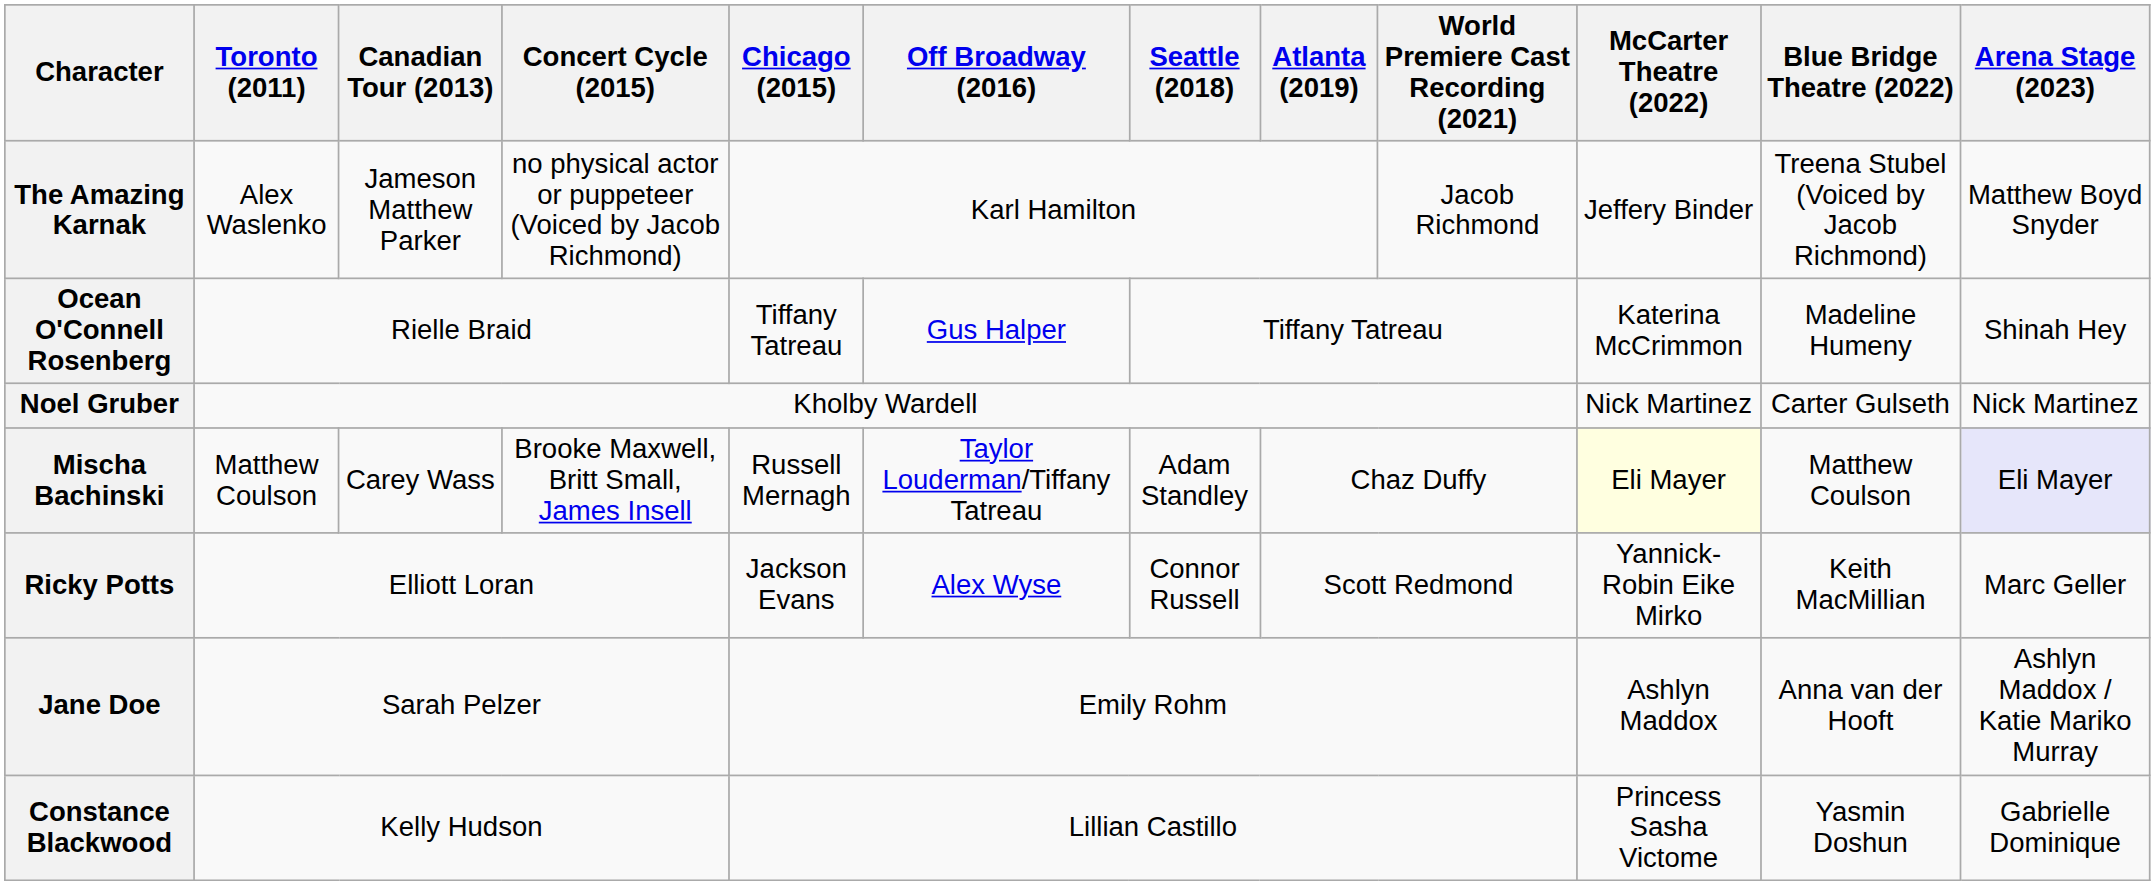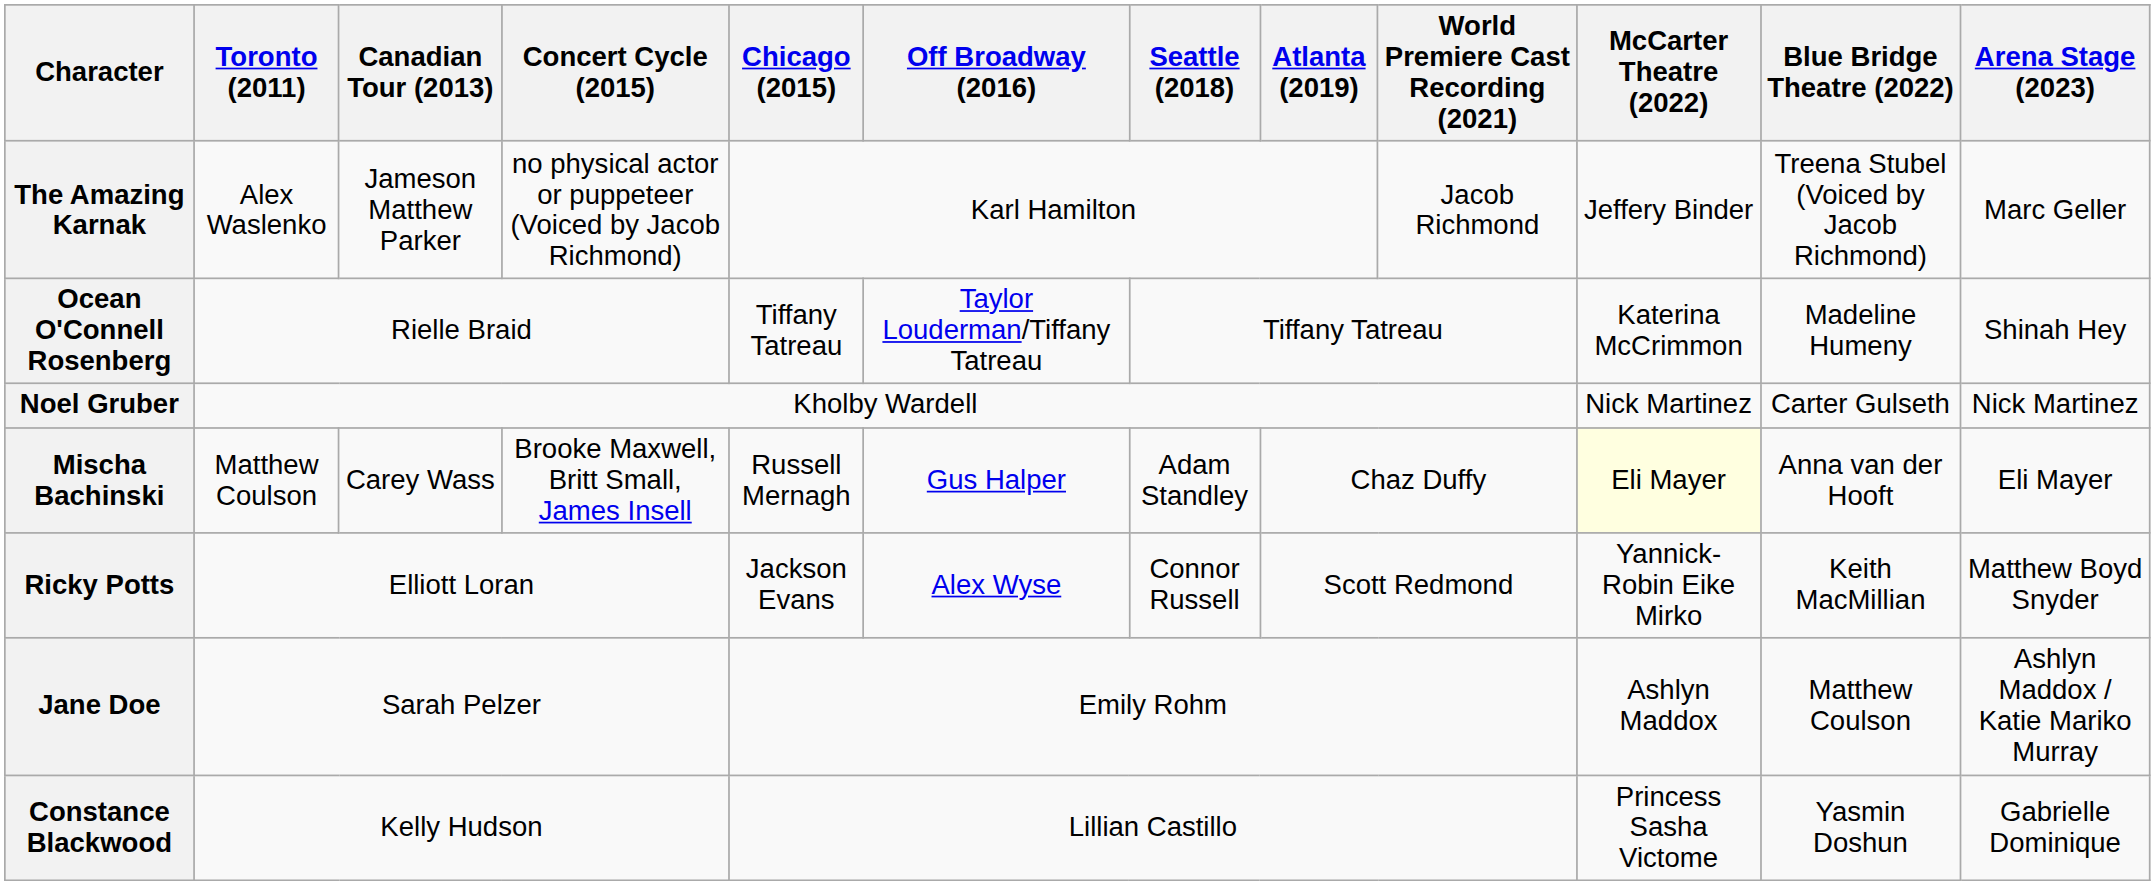(2055, 209) Matthew Boyd Snyder -> (2055, 209) Marc Geller
(996, 330) Gus Halper -> (996, 330) Taylor Louderman/Tiffany Tatreau
(996, 479) Taylor Louderman/Tiffany Tatreau -> (996, 479) Gus Halper
(1860, 479) Matthew Coulson -> (1860, 479) Anna van der Hooft
(2055, 479) lavender background -> (2055, 479) no background
(2055, 585) Marc Geller -> (2055, 585) Matthew Boyd Snyder
(1860, 706) Anna van der Hooft -> (1860, 706) Matthew Coulson
